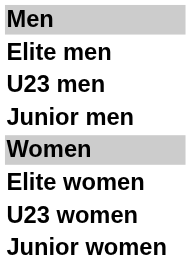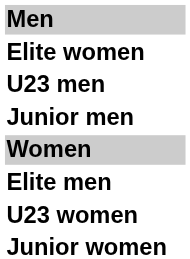rows swapped: (59, 52) <-> (76, 182)
